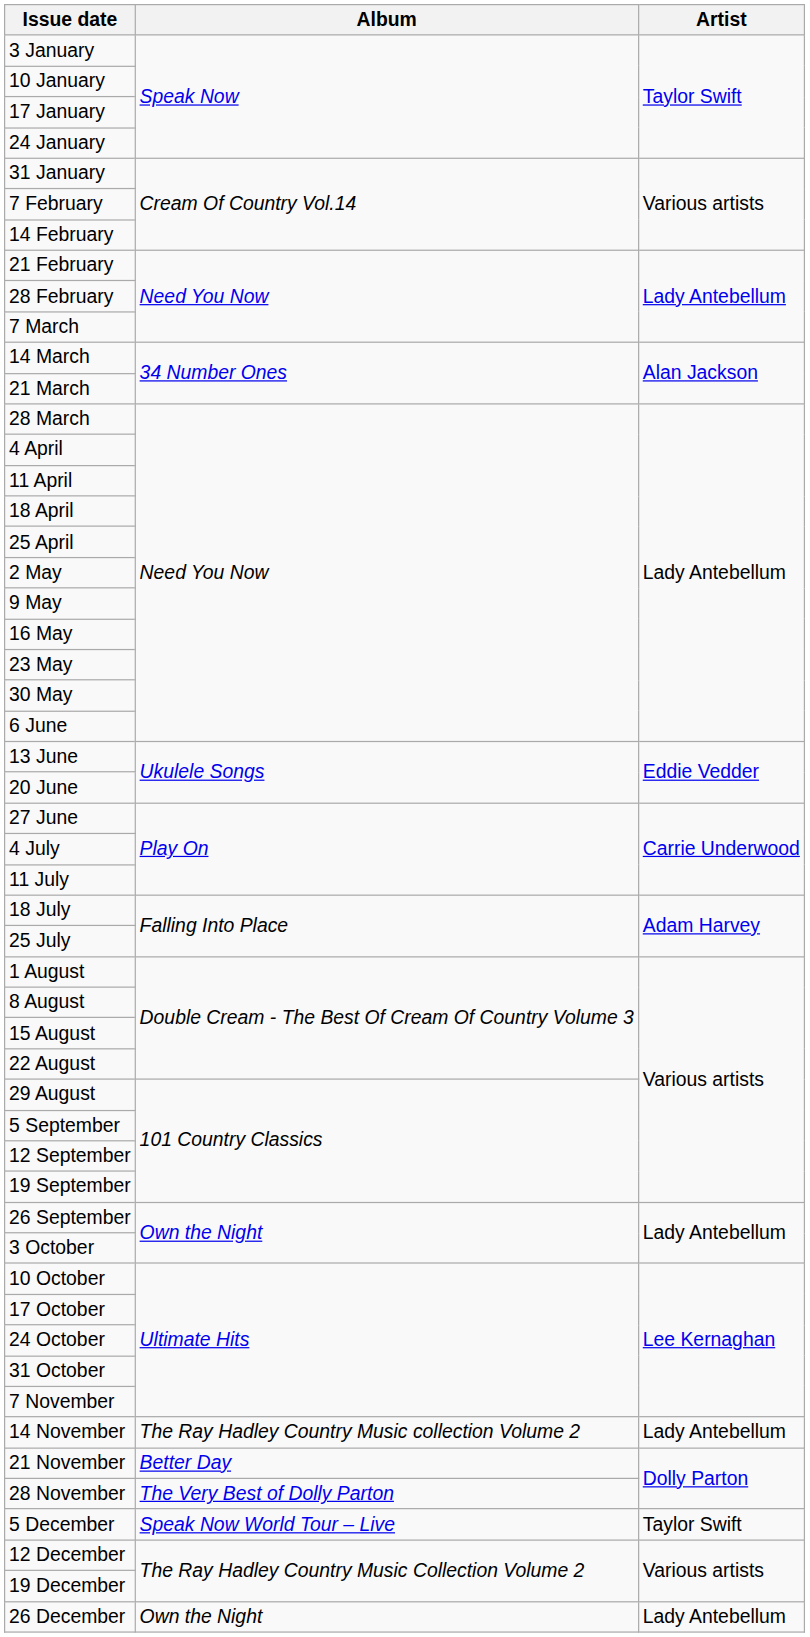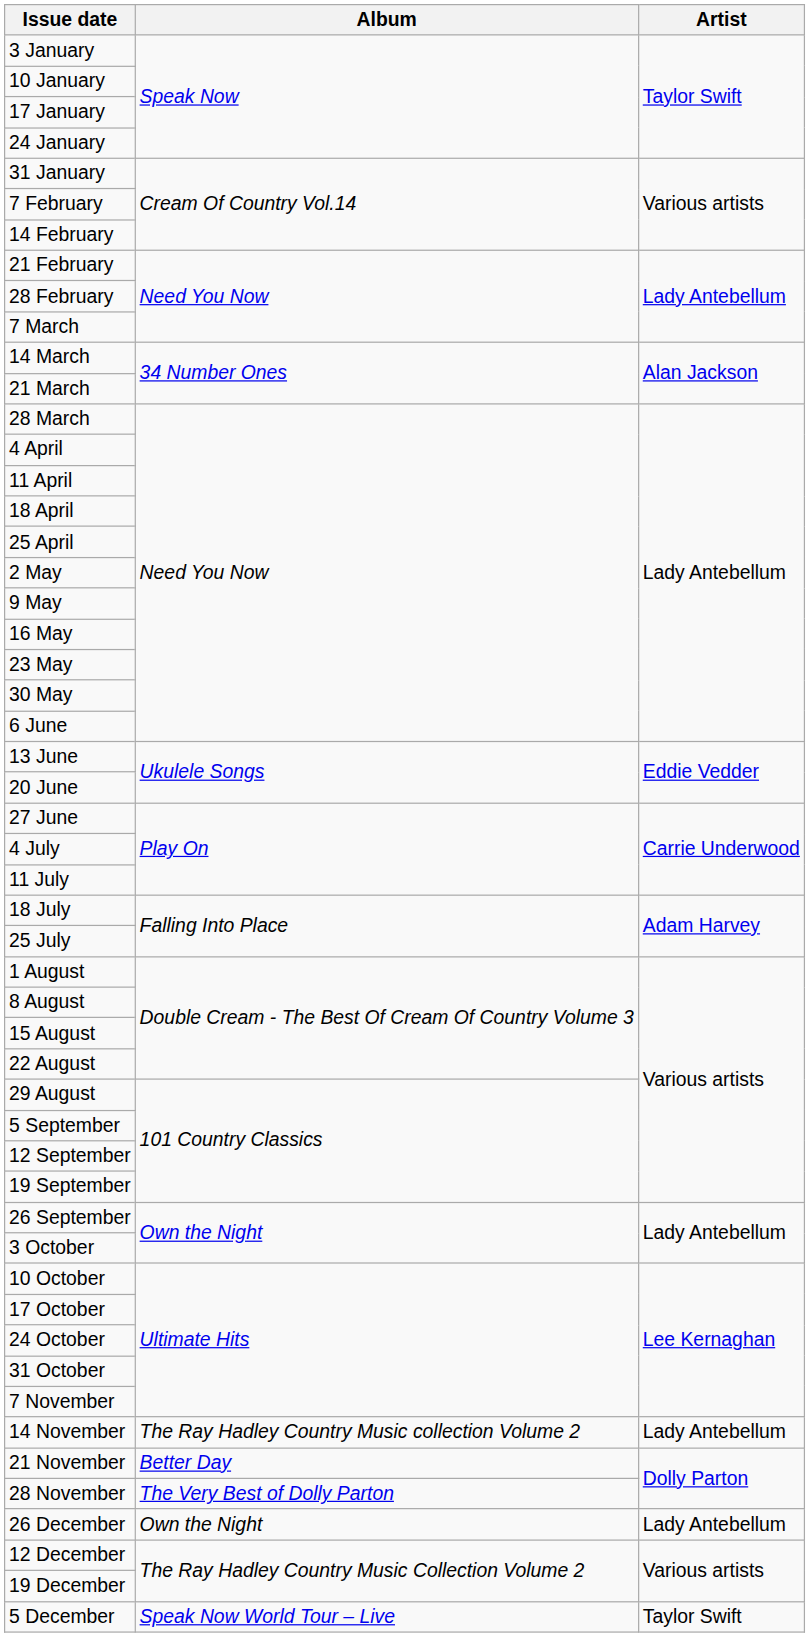rows swapped: (62, 1524) <-> (67, 1616)
